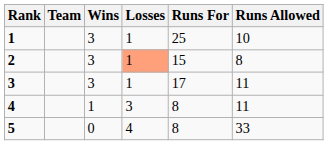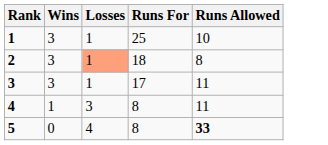- column: (64, 15)
(179, 60) 15 -> (139, 60) 18
(243, 128) normal -> (203, 128) bold
